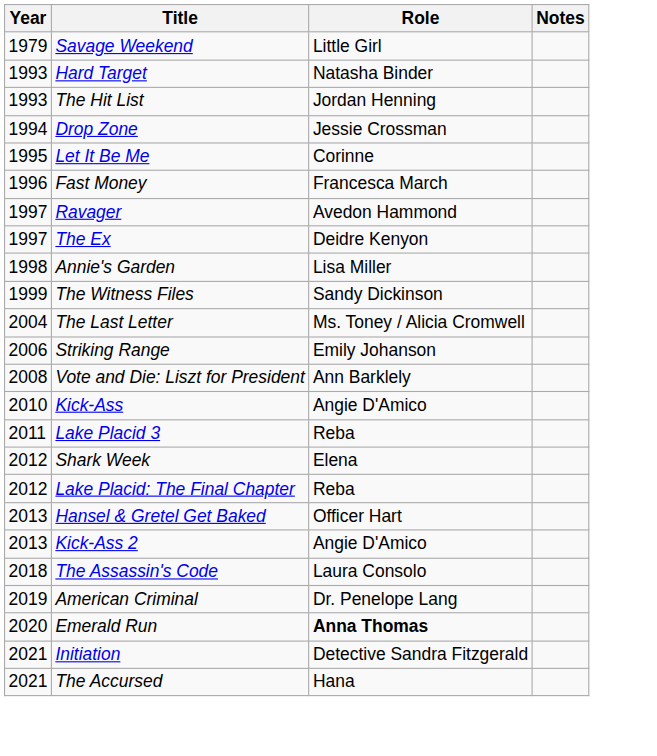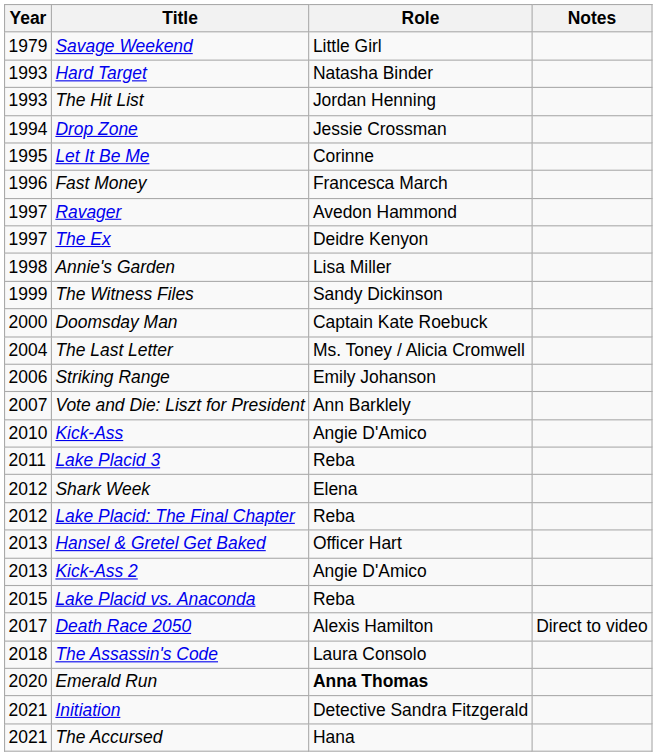+ row: (116, 322)
(28, 377) 2008 -> (28, 405) 2007
+ row: (155, 599)
+ row: (123, 626)
- row: (127, 599)
